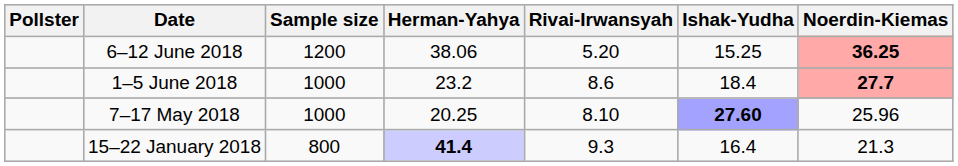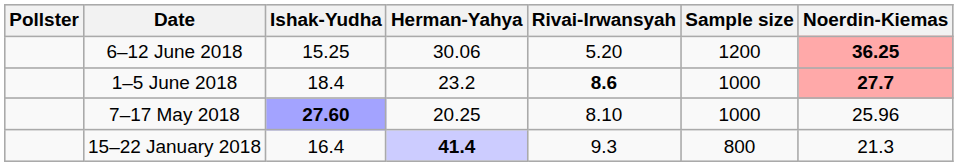columns swapped: (324, 20) <-> (738, 20)
(454, 52) 38.06 -> (457, 52) 30.06
(601, 83) normal -> (604, 83) bold
